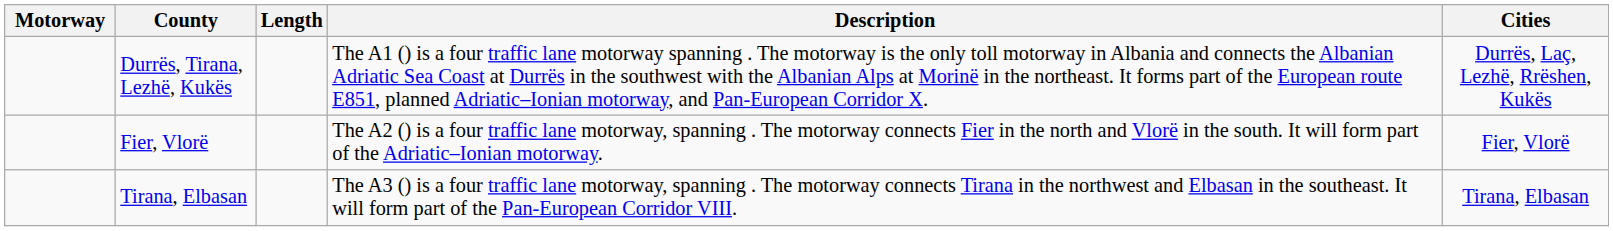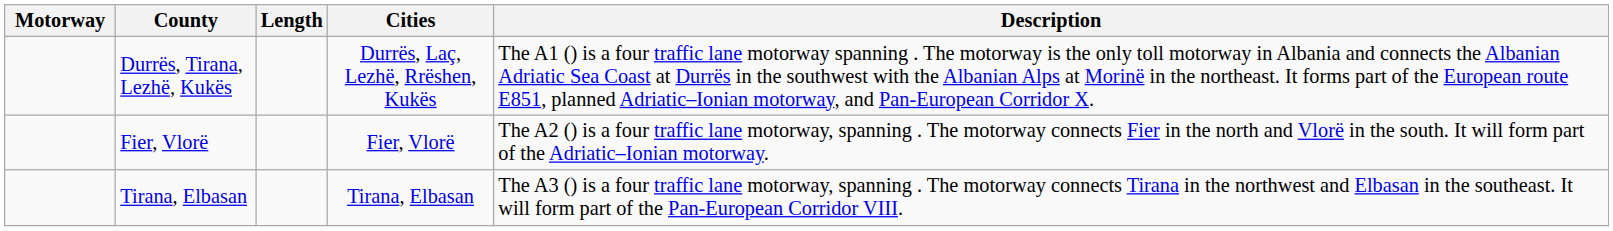columns swapped: (885, 20) <-> (1526, 20)
